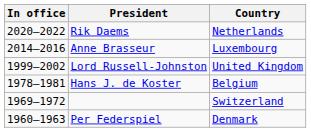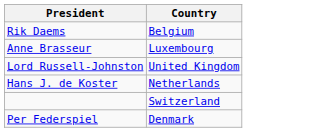- column: (36, 13)
(248, 31) Netherlands -> (171, 31) Belgium
(235, 84) Belgium -> (184, 84) Netherlands
